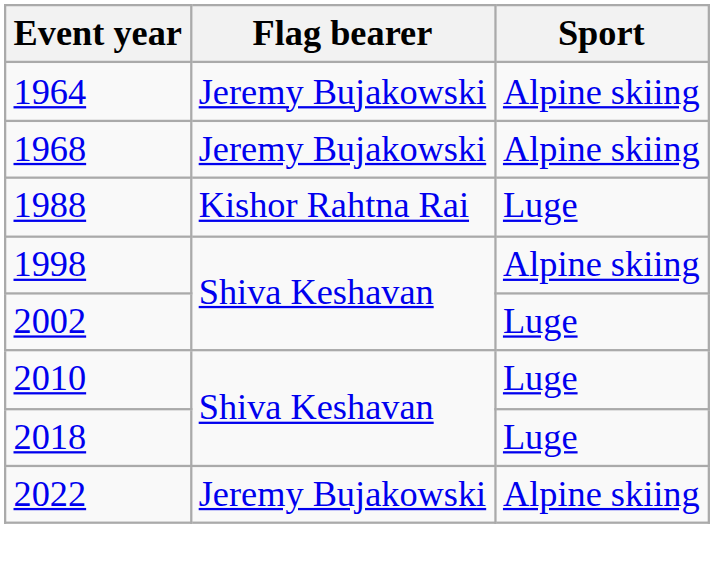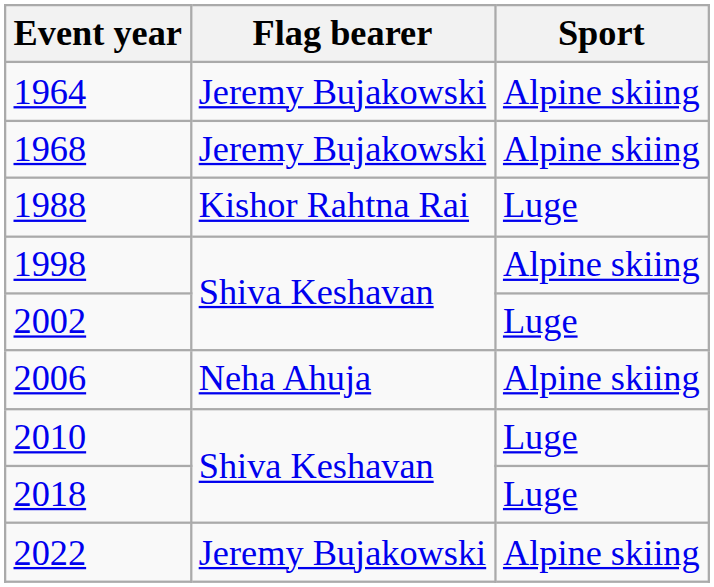+ row: (50, 378)
